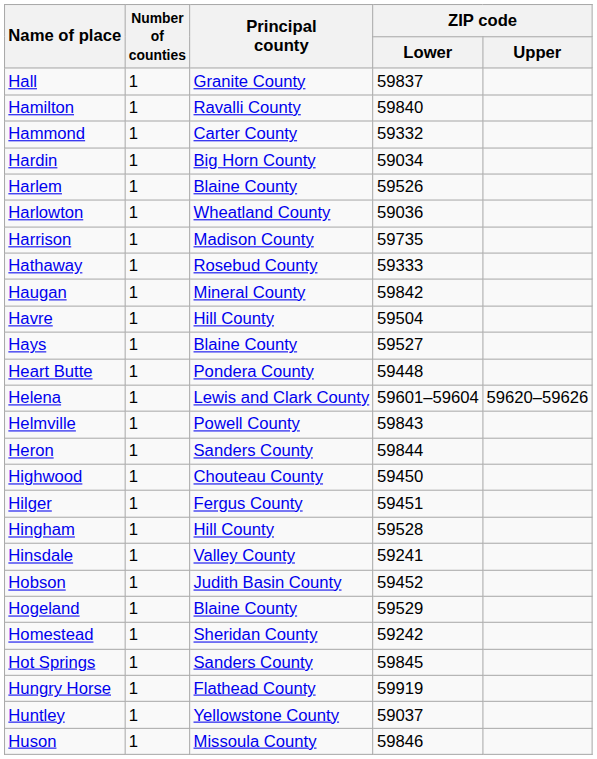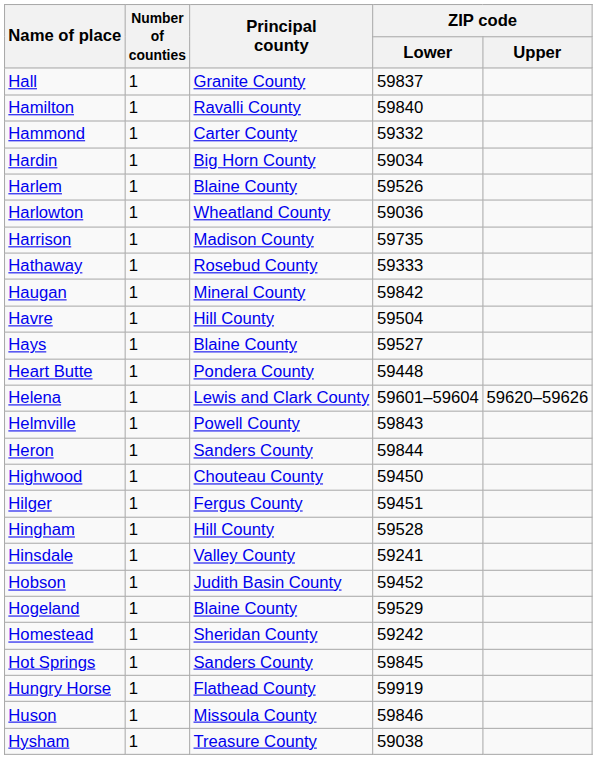- row: (37, 714)
+ row: (39, 741)
